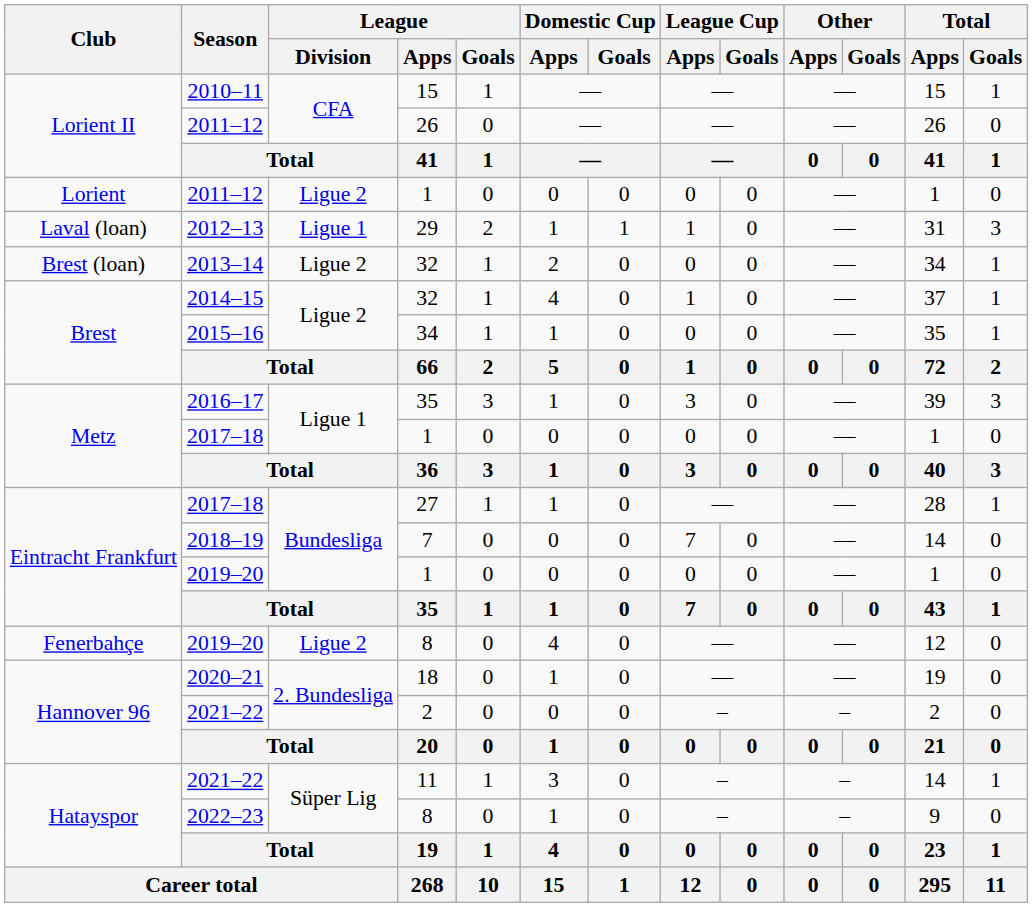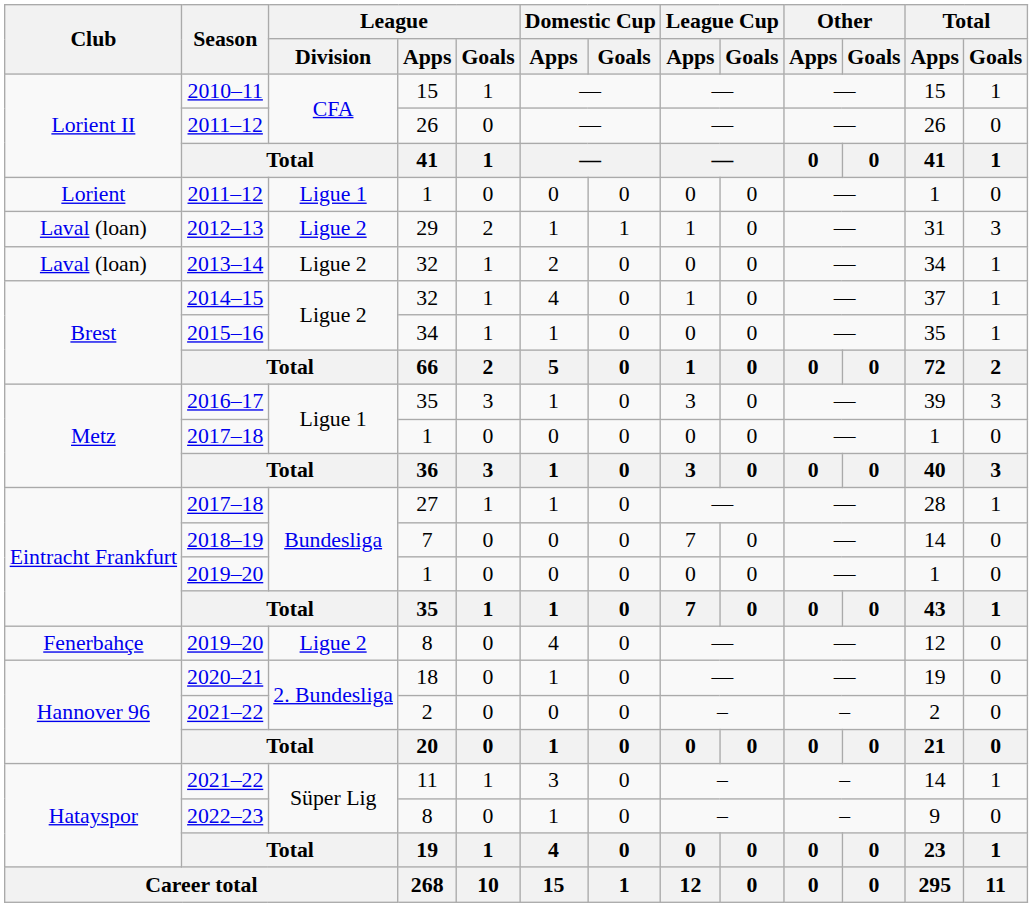(333, 194) Ligue 2 -> (333, 194) Ligue 1
(333, 228) Ligue 1 -> (333, 228) Ligue 2
(93, 263) Brest (loan) -> (93, 263) Laval (loan)
